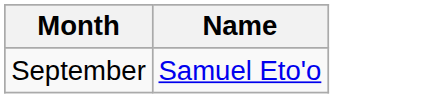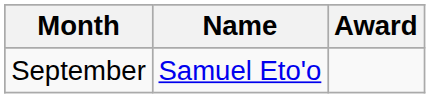+ column: (376, 26)
